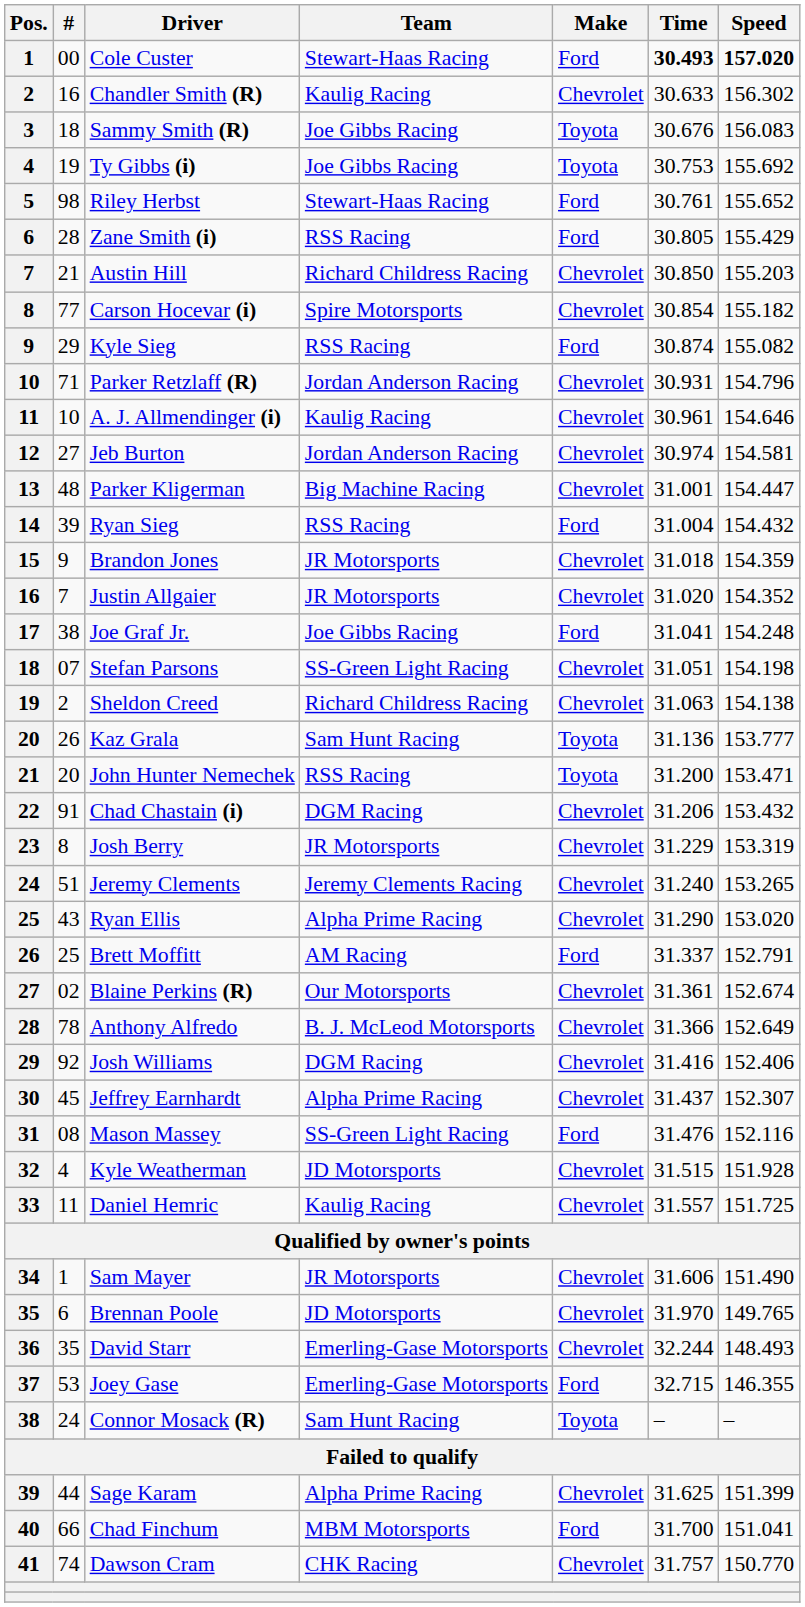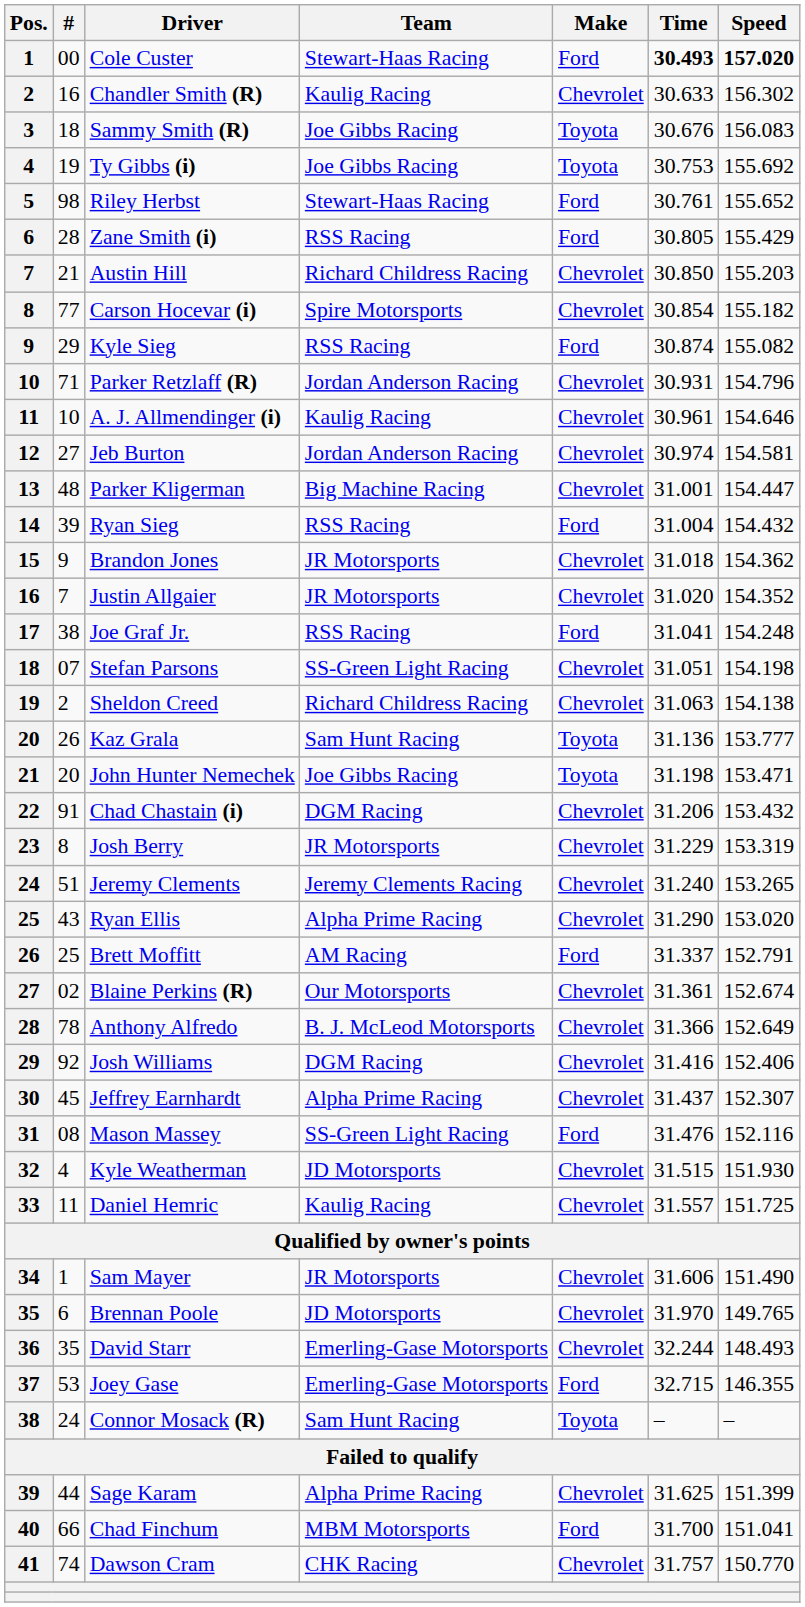(759, 560) 154.359 -> (759, 560) 154.362
(381, 631) Joe Gibbs Racing -> (358, 631) RSS Racing
(358, 775) RSS Racing -> (381, 775) Joe Gibbs Racing
(684, 775) 31.200 -> (684, 775) 31.198
(759, 1169) 151.928 -> (759, 1169) 151.930
